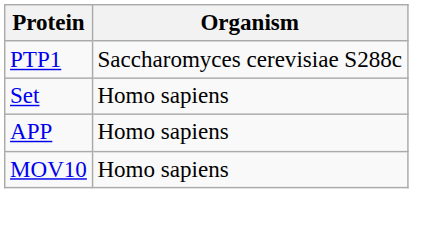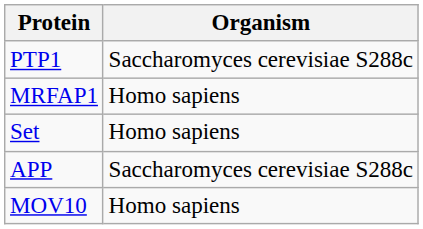+ row: (54, 95)
(163, 132) Homo sapiens -> (261, 168) Saccharomyces cerevisiae S288c
